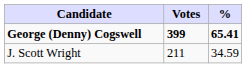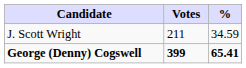rows swapped: (74, 33) <-> (44, 53)
